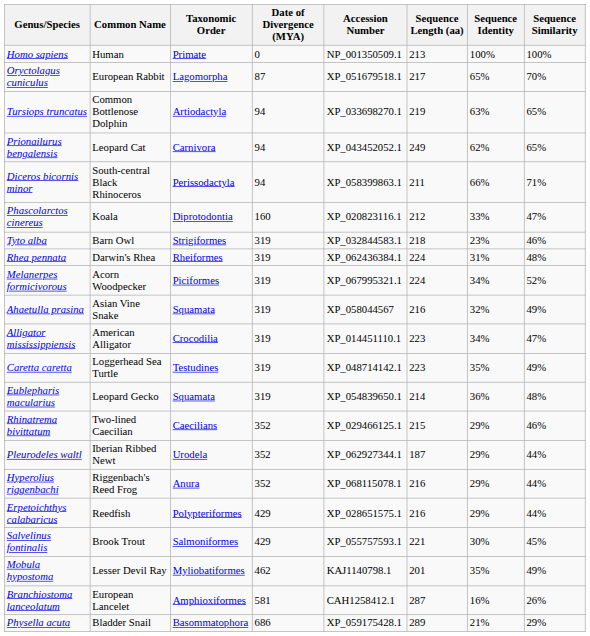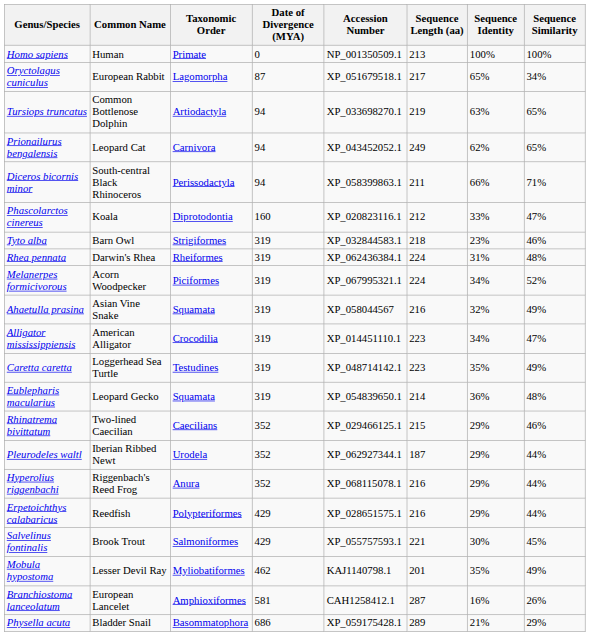(536, 77) 70% -> (536, 77) 34%
